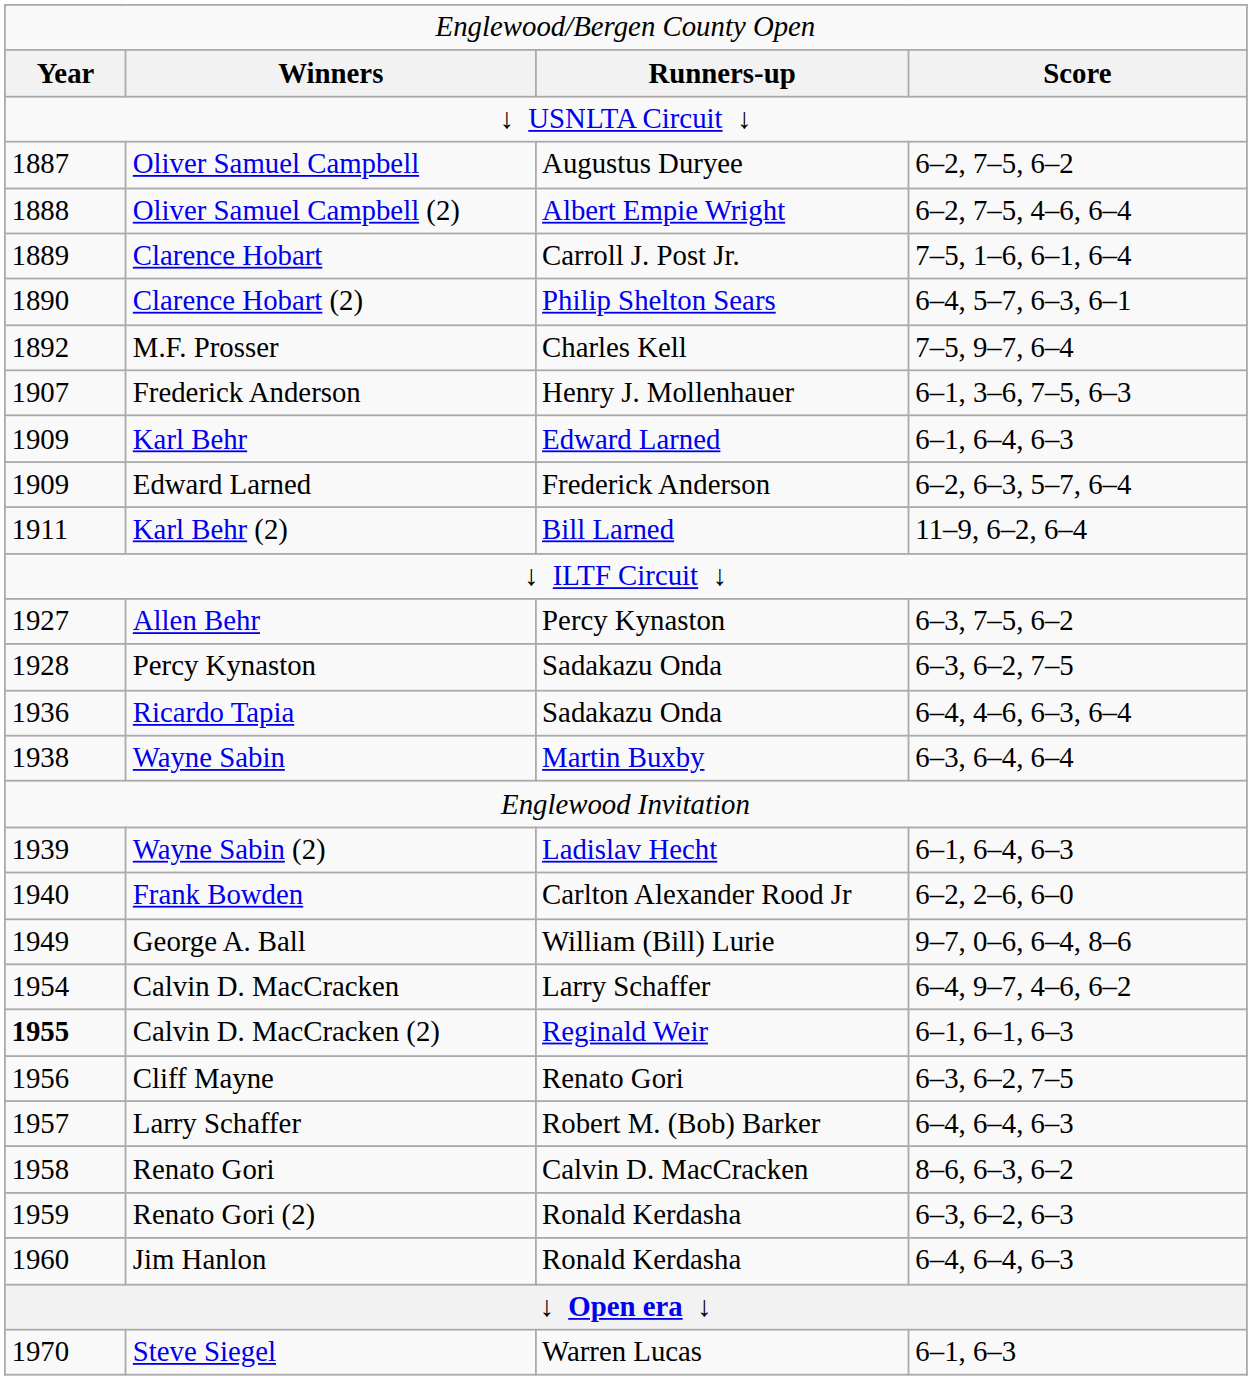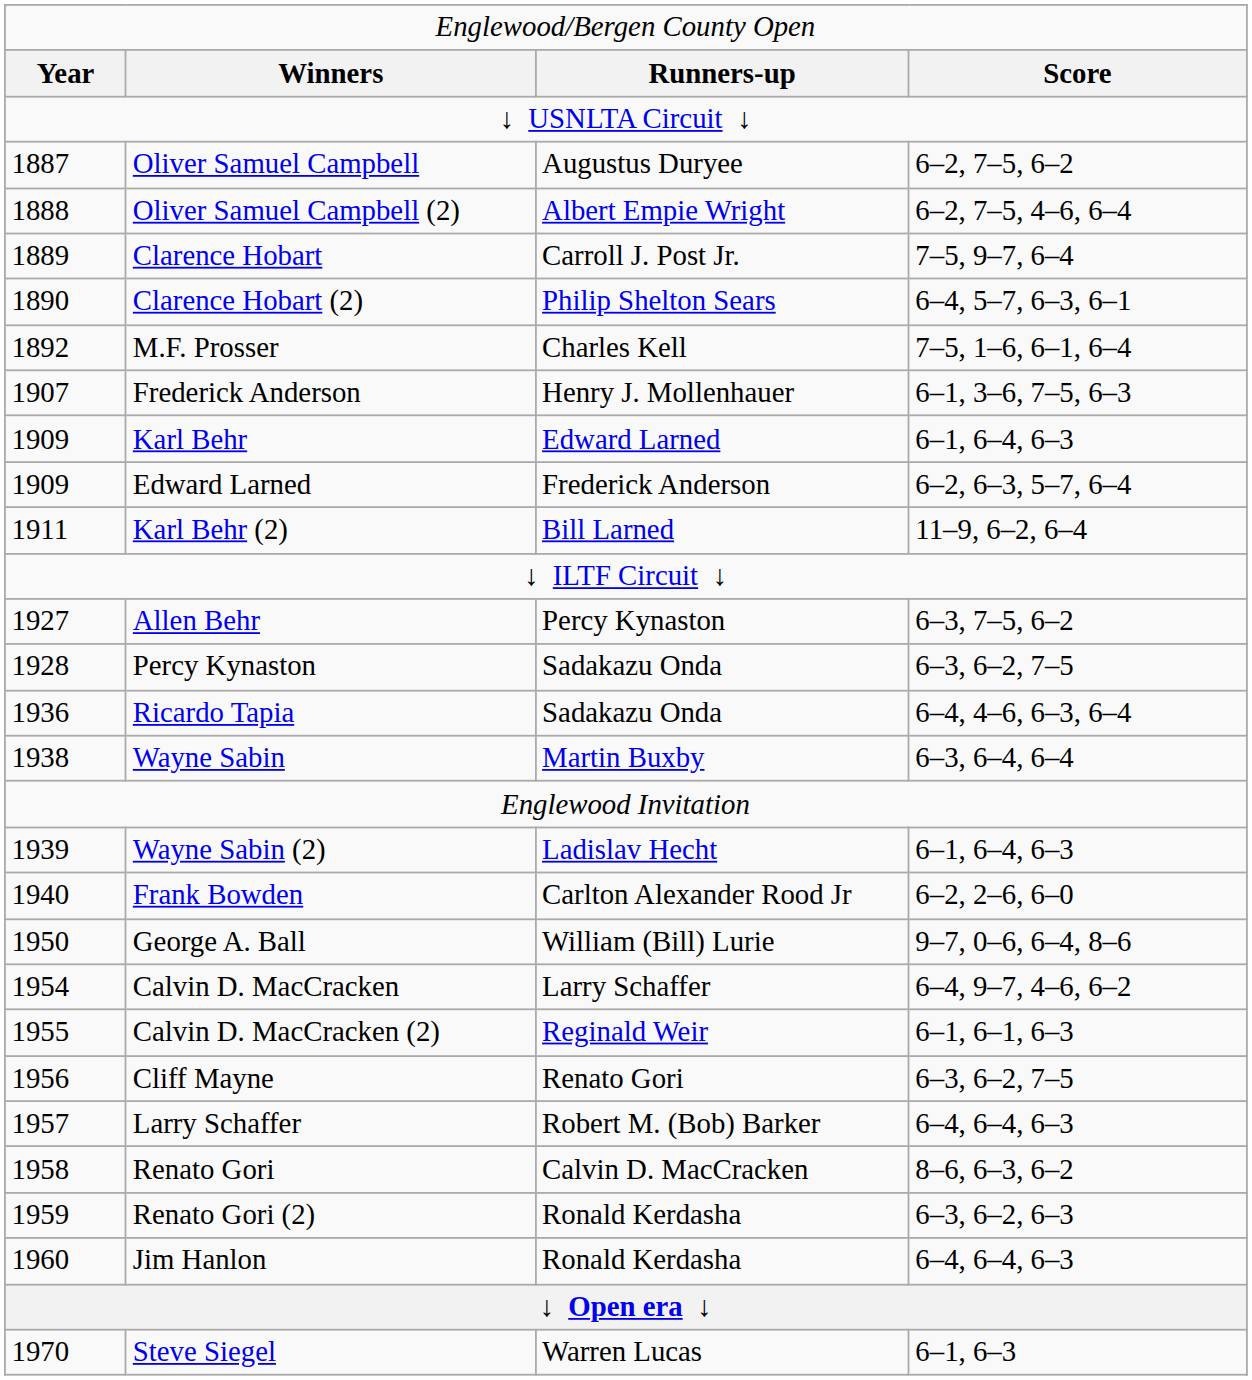(1023, 255) 7–5, 1–6, 6–1, 6–4 -> (995, 255) 7–5, 9–7, 6–4
(995, 347) 7–5, 9–7, 6–4 -> (1023, 347) 7–5, 1–6, 6–1, 6–4
(40, 940) 1949 -> (40, 940) 1950
(40, 1032) bold -> (40, 1032) normal
